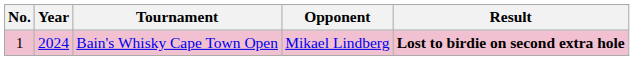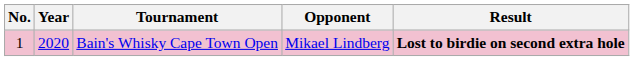(54, 43) 2024 -> (54, 43) 2020
